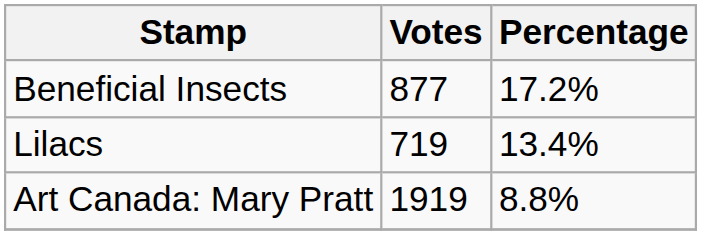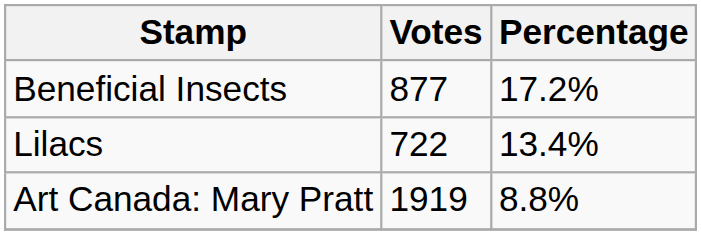(419, 144) 719 -> (419, 144) 722
